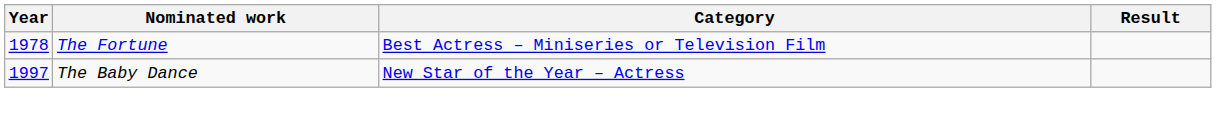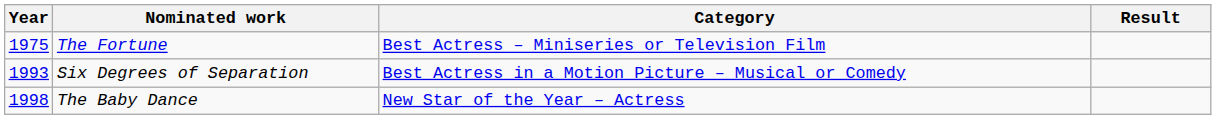(29, 46) 1978 -> (29, 46) 1975
+ row: (183, 73)
(29, 73) 1997 -> (29, 100) 1998
